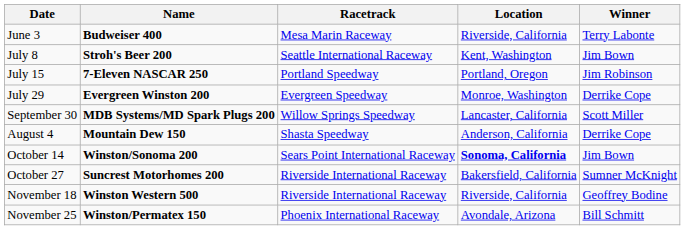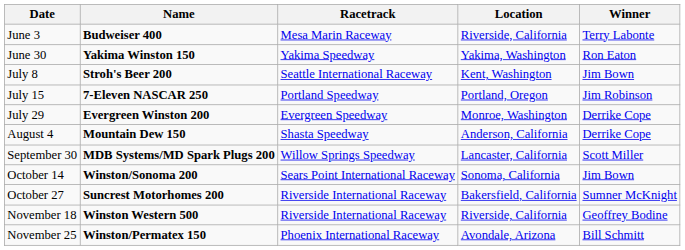+ row: (27, 54)
rows swapped: (30, 134) <-> (42, 114)
(513, 154) bold -> (510, 174) normal
